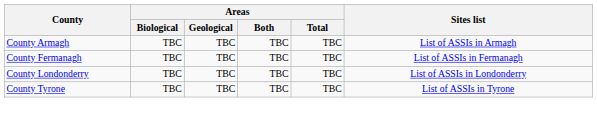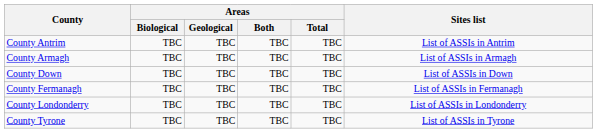+ row: (36, 43)
+ row: (34, 74)
